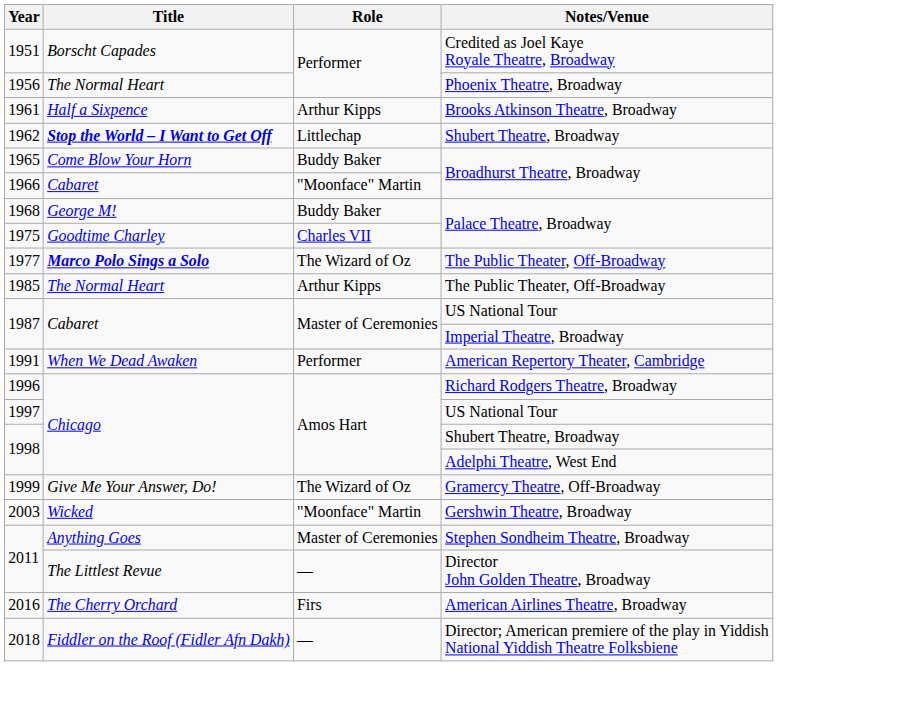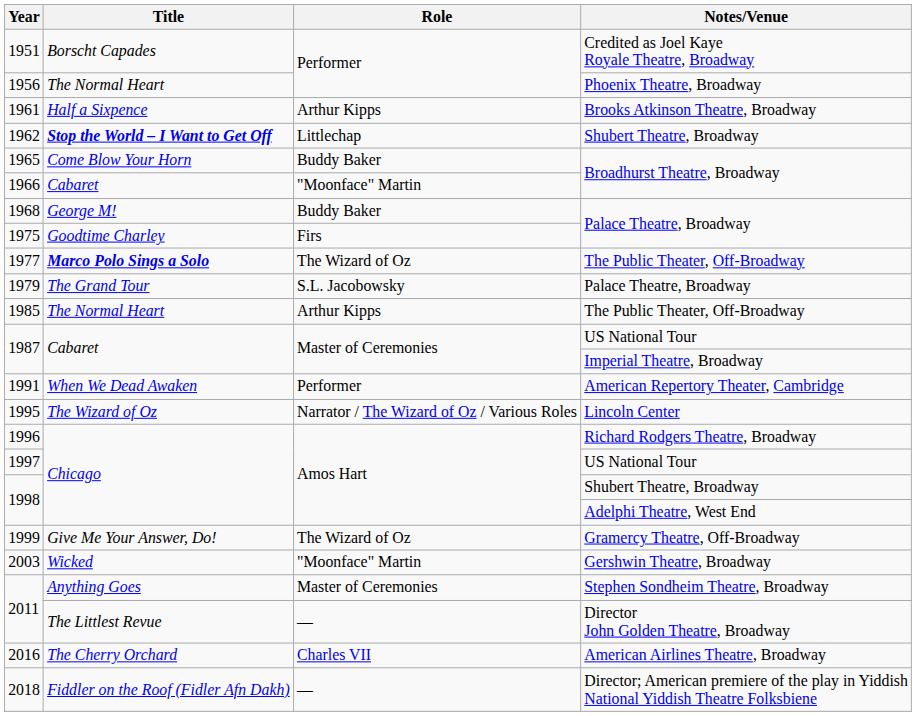(334, 235) Charles VII -> (309, 235) Firs
+ row: (24, 286)
+ row: (24, 411)
(309, 605) Firs -> (334, 655) Charles VII
